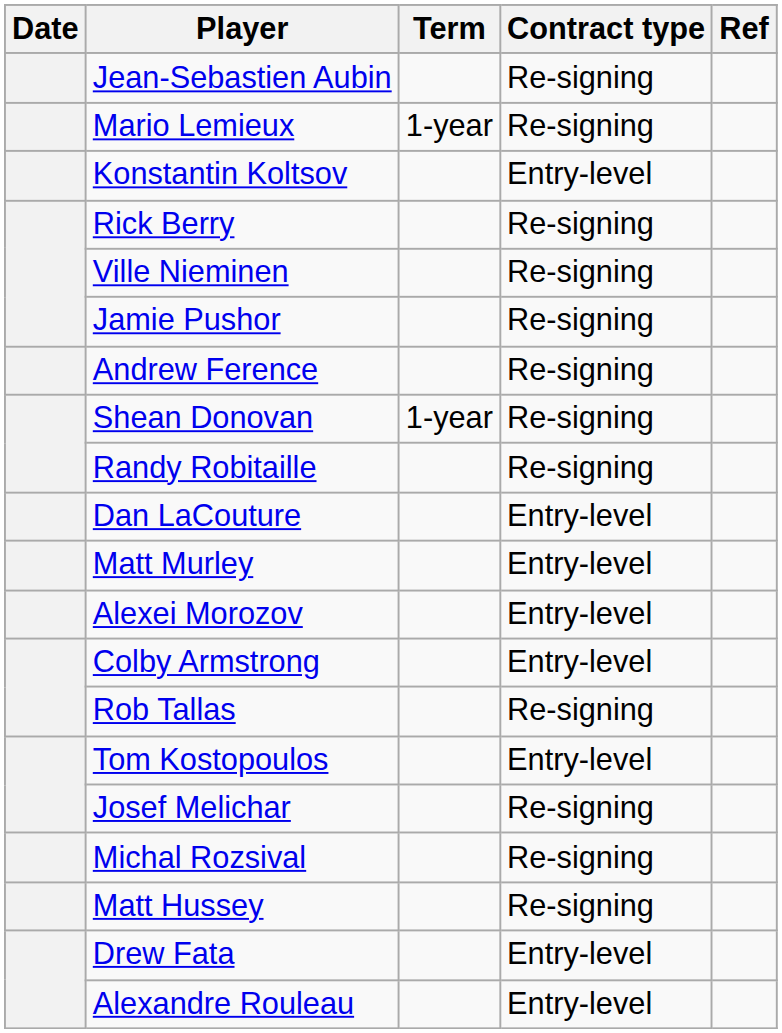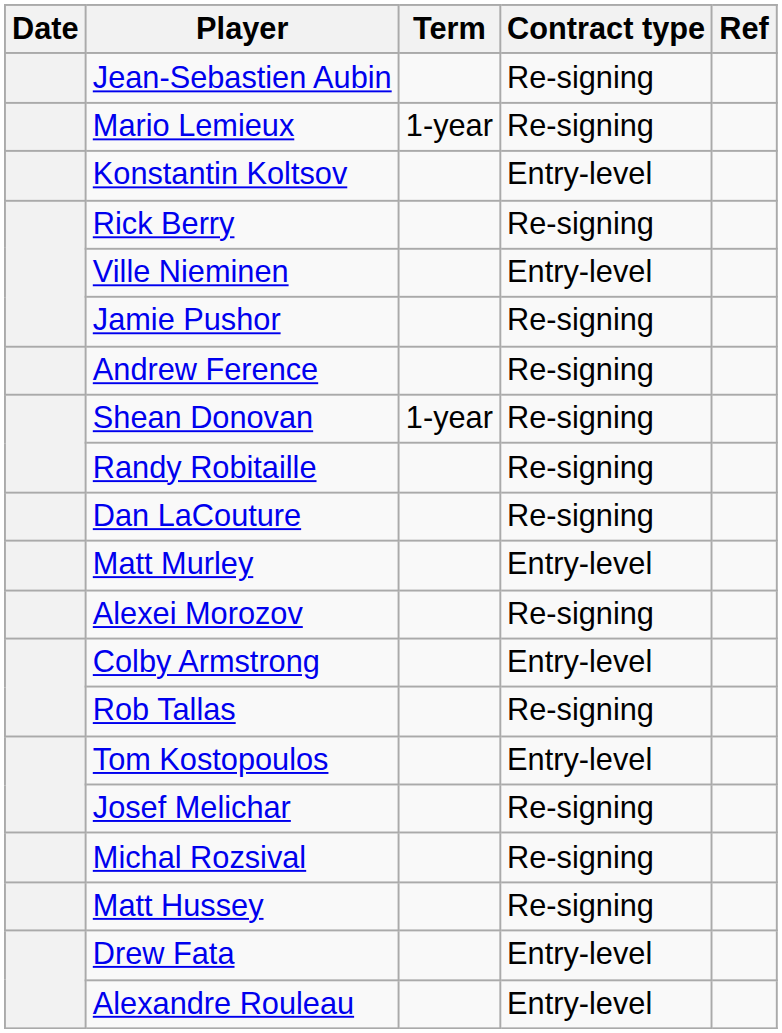(581, 272) Re-signing -> (580, 272) Entry-level
(580, 516) Entry-level -> (581, 516) Re-signing
(580, 613) Entry-level -> (581, 613) Re-signing
